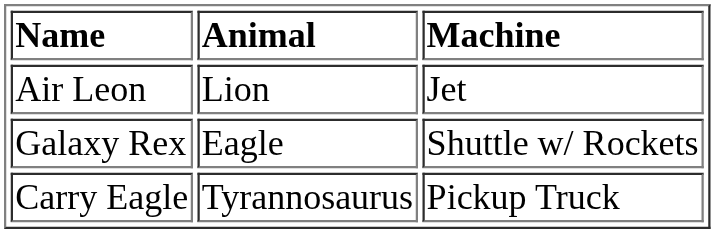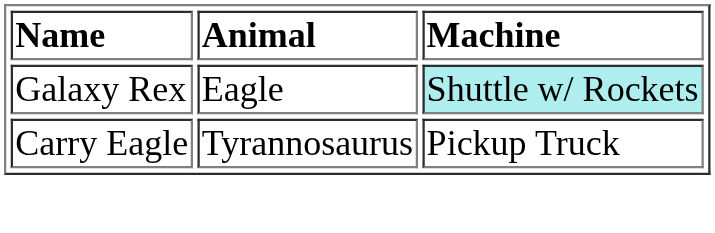- row: (81, 88)
(563, 142) no background -> (563, 88) paleturquoise background
